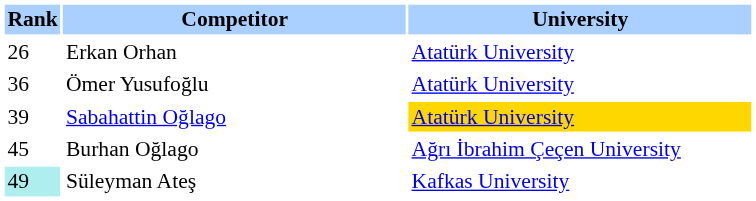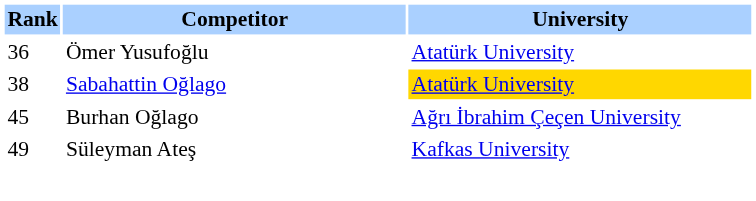- row: (121, 51)
(18, 116) 39 -> (18, 84) 38
(18, 181) paleturquoise background -> (18, 148) no background
